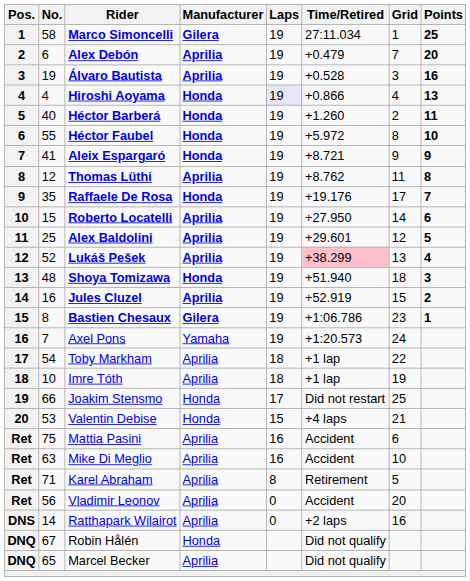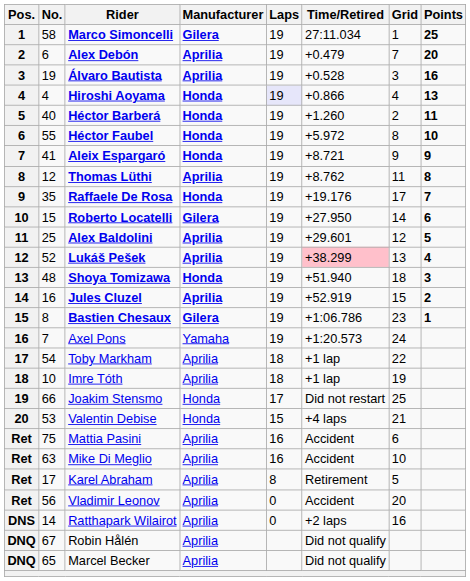(202, 217) Aprilia -> (201, 217) Gilera
(49, 480) 71 -> (49, 480) 17
(201, 540) Honda -> (200, 540) Aprilia
